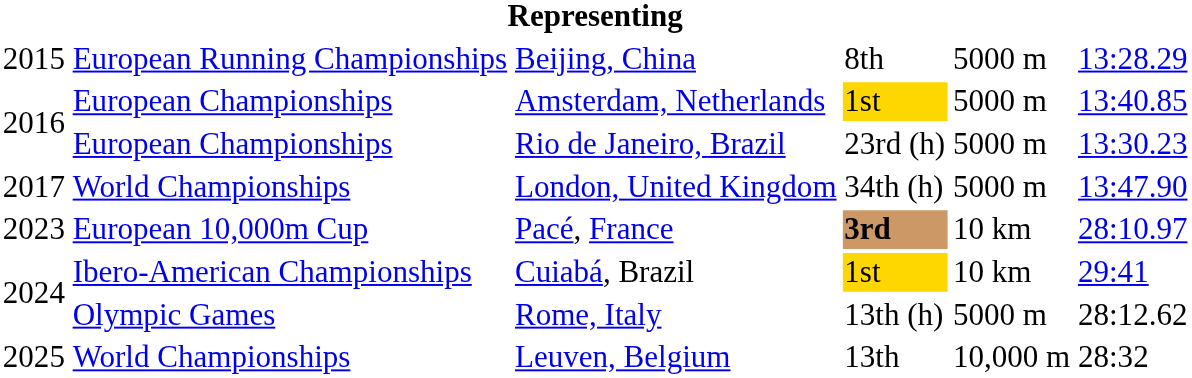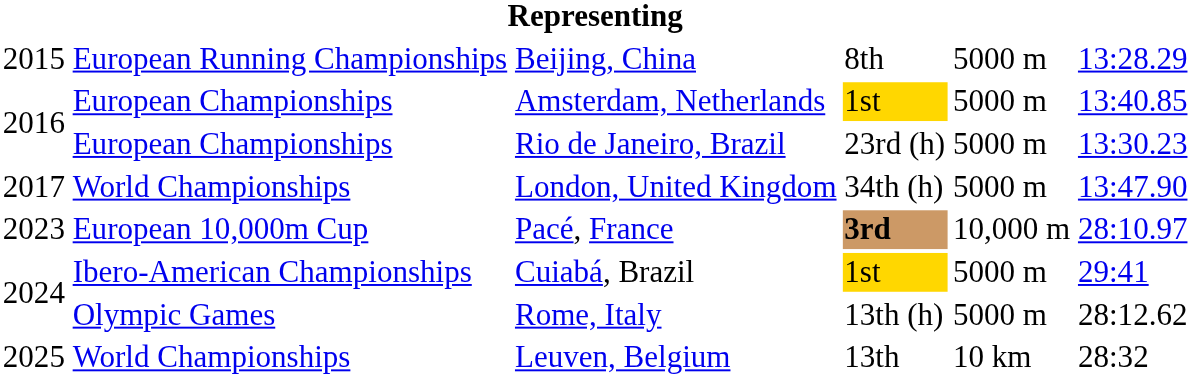(992, 229) 10 km -> (1012, 229) 10,000 m
(992, 271) 10 km -> (1000, 271) 5000 m
(1012, 357) 10,000 m -> (992, 357) 10 km
